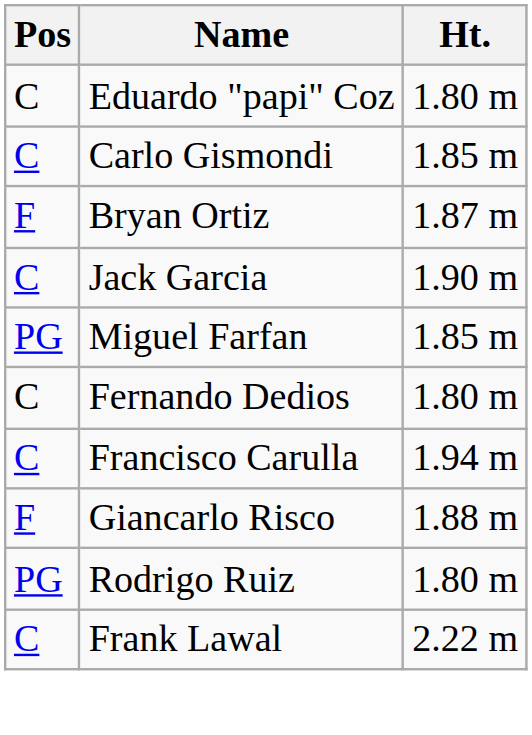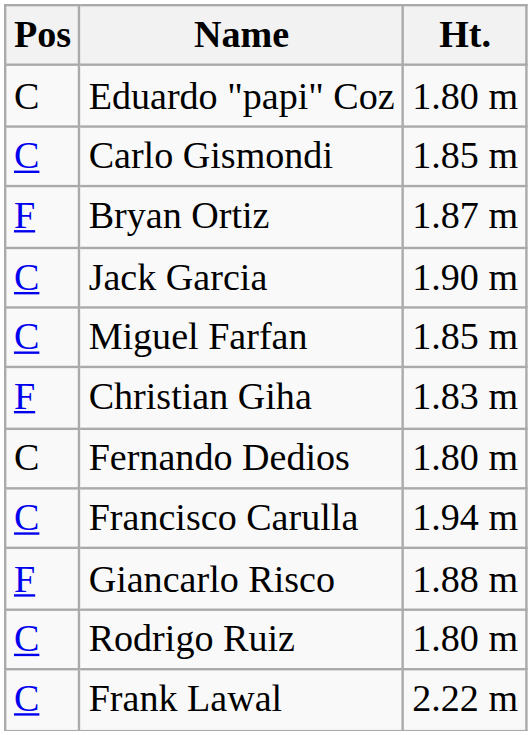(38, 336) PG -> (27, 336) C
+ row: (200, 397)
(38, 578) PG -> (27, 638) C
